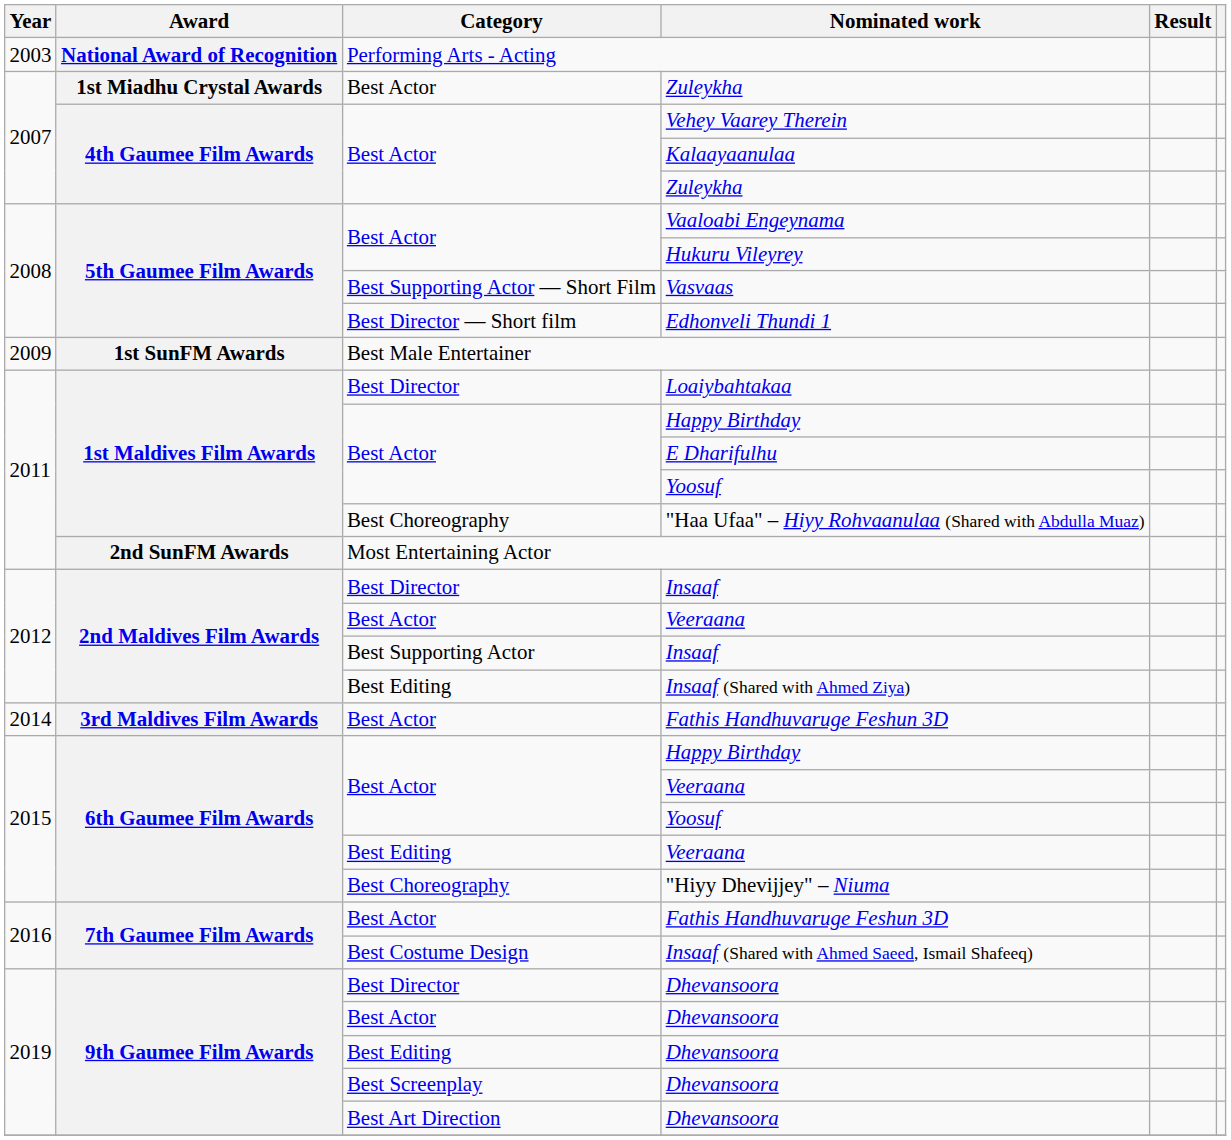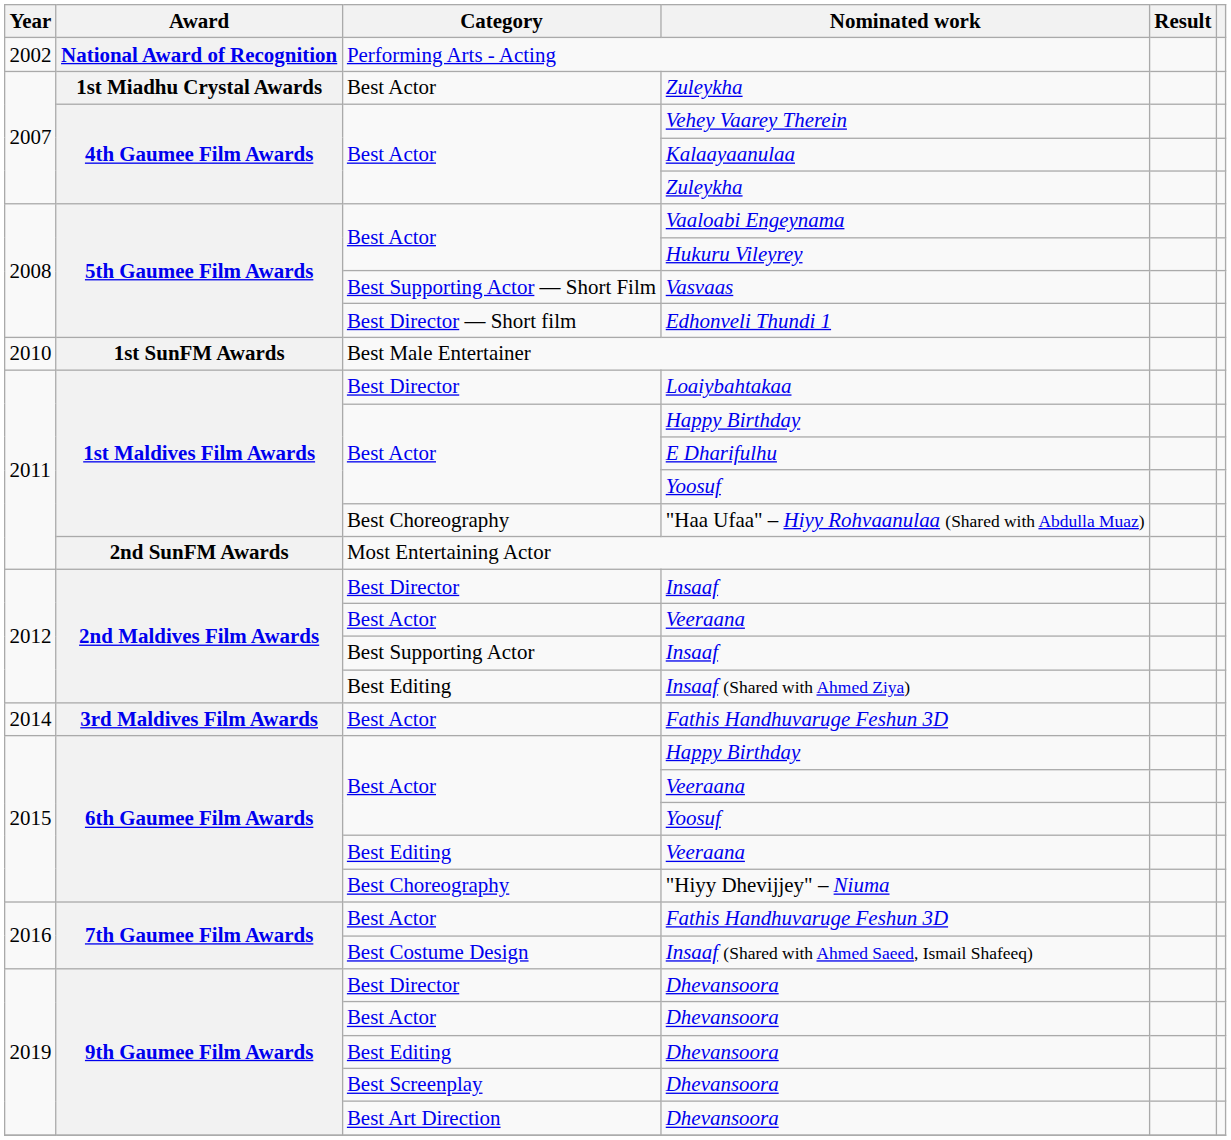(30, 54) 2003 -> (30, 54) 2002
(30, 353) 2009 -> (30, 353) 2010
